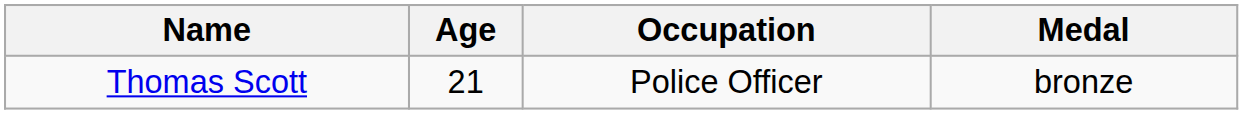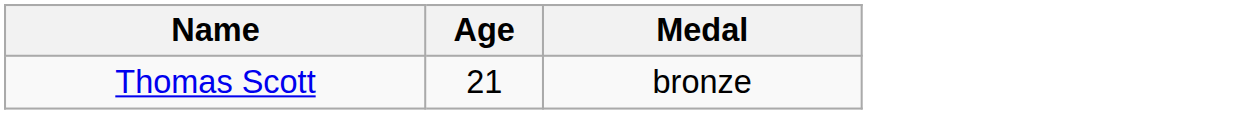- column: (726, 30)
